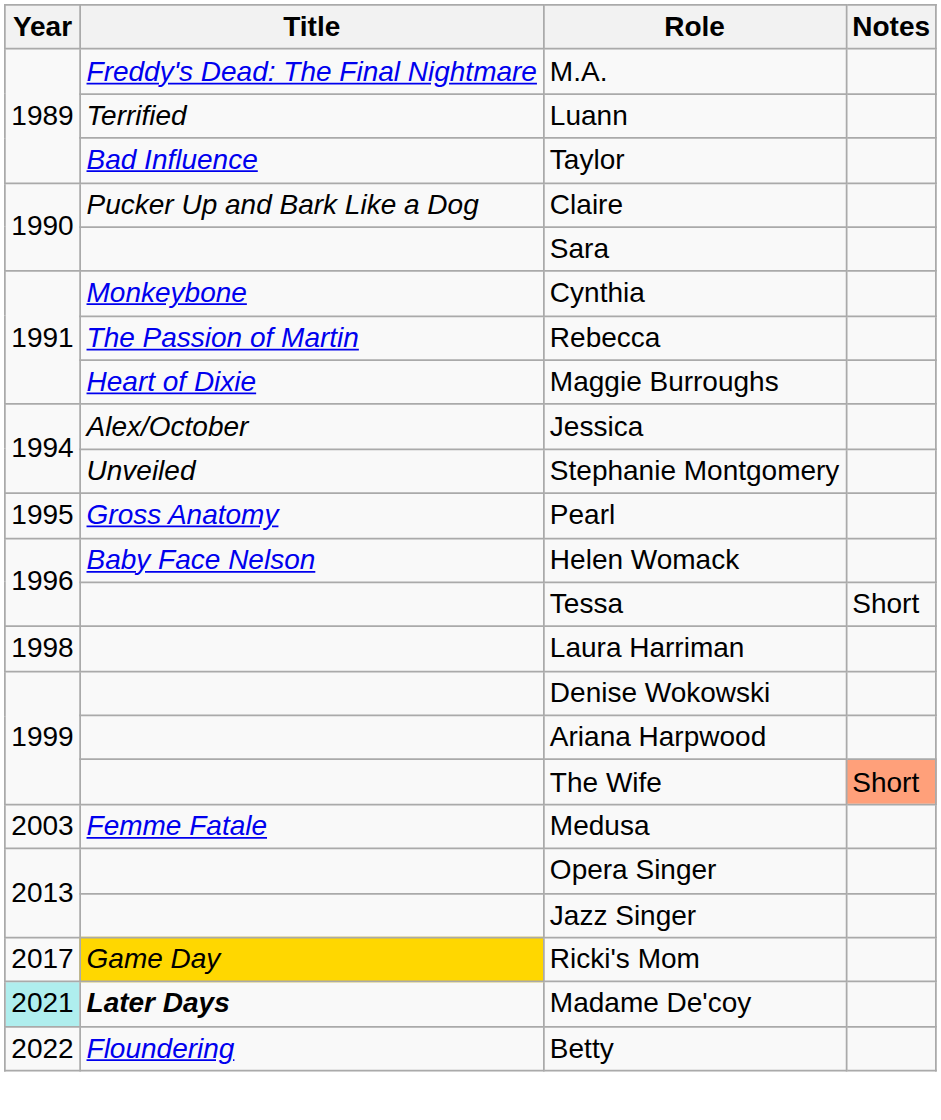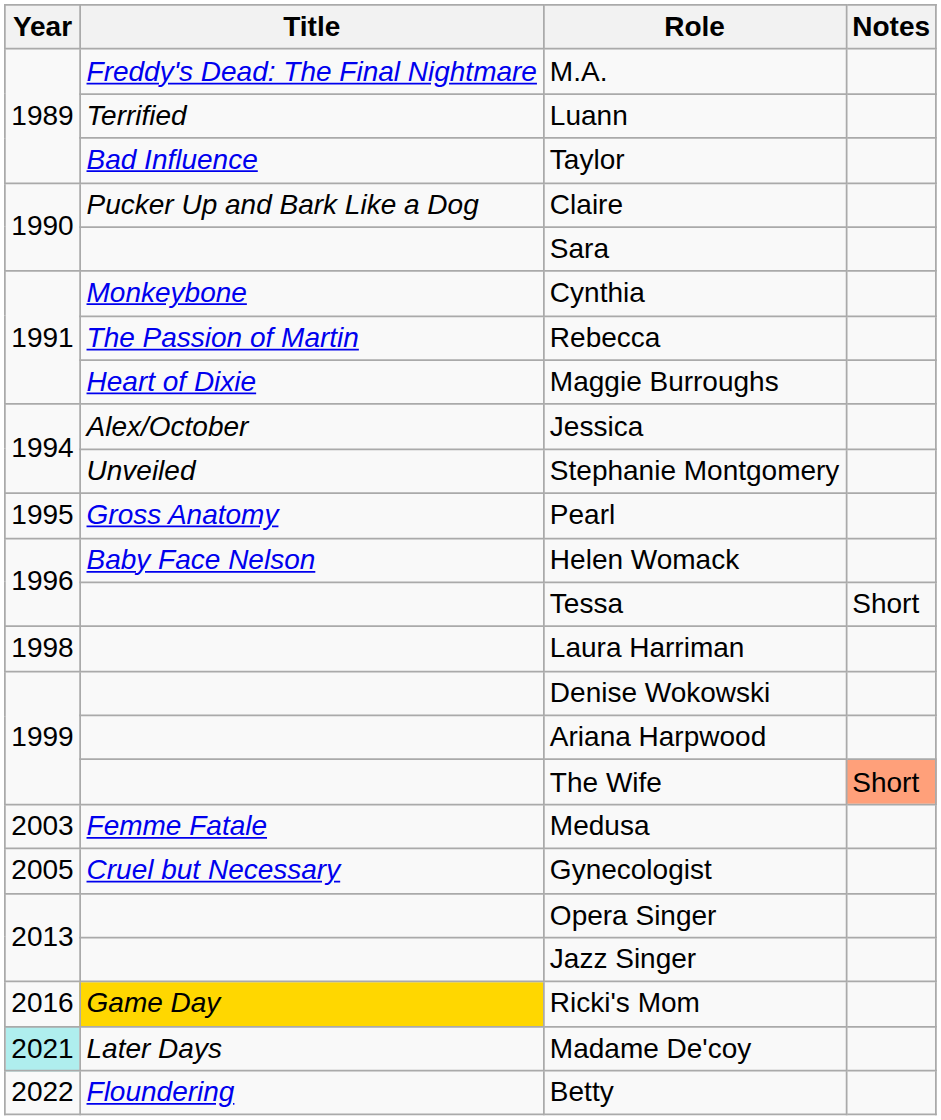+ row: (631, 870)
(42, 959) 2017 -> (42, 1003) 2016
(158, 1003) bold -> (154, 1048) normal
